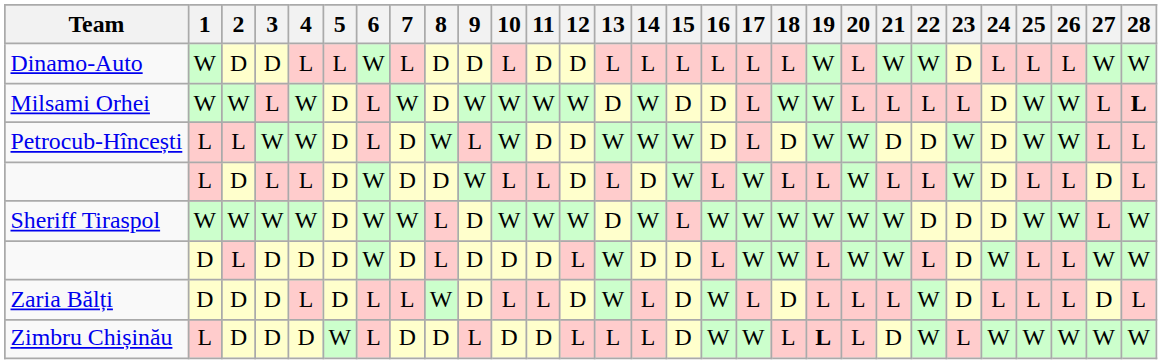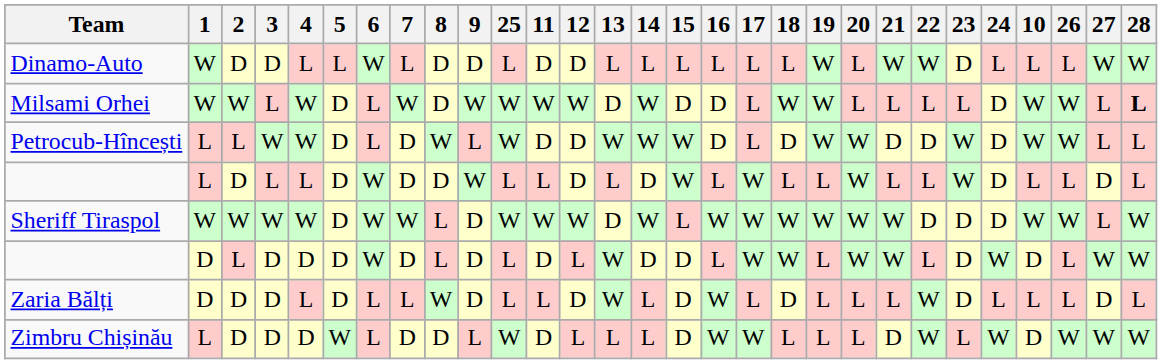columns swapped: (509, 23) <-> (1034, 23)
(823, 337) bold -> (823, 337) normal
